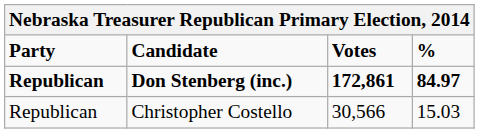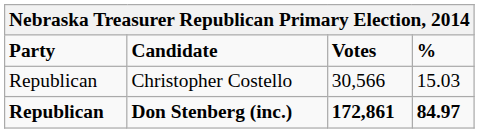rows swapped: (212, 81) <-> (212, 111)
